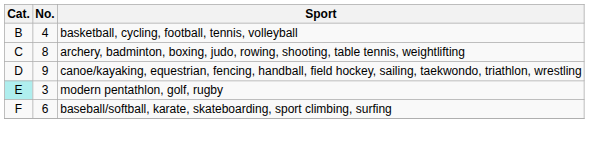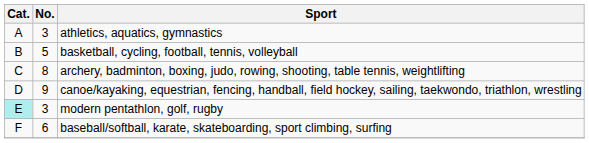+ row: (141, 33)
(45, 33) 4 -> (45, 52) 5
